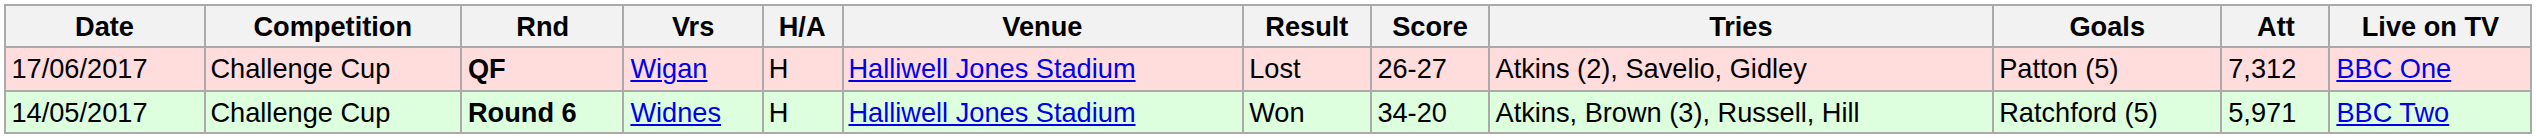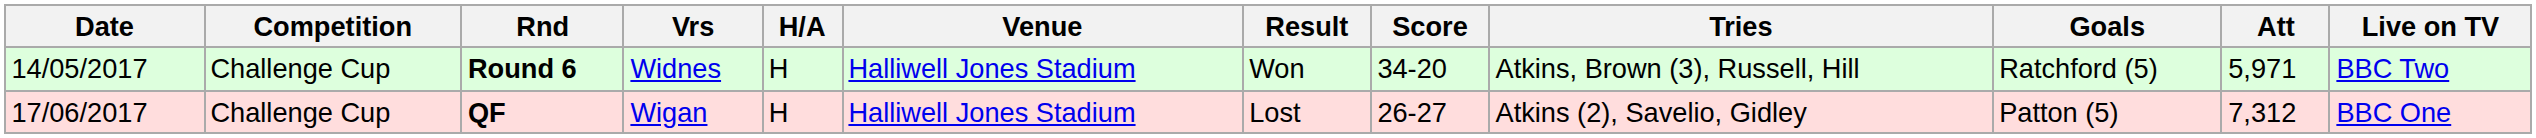rows swapped: (522, 112) <-> (487, 69)
